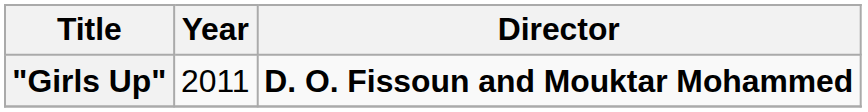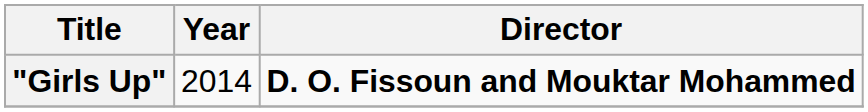(215, 80) 2011 -> (216, 80) 2014
